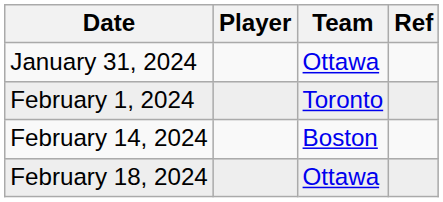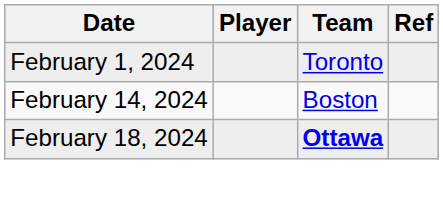- row: (104, 61)
(341, 176) normal -> (343, 138) bold
